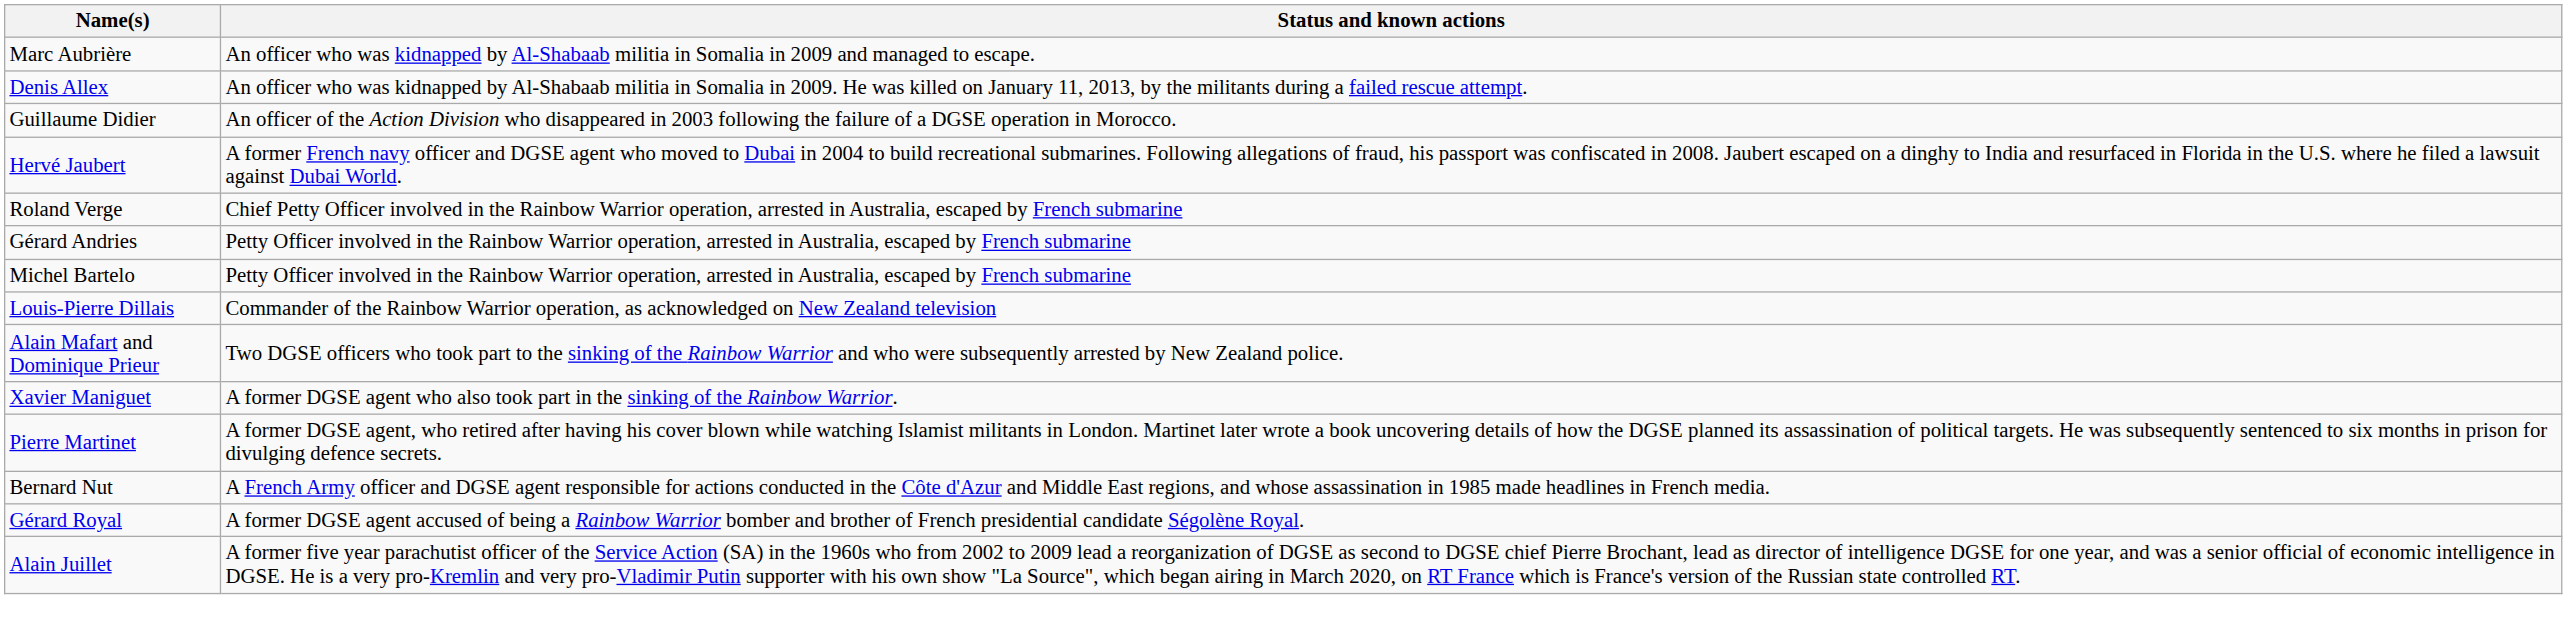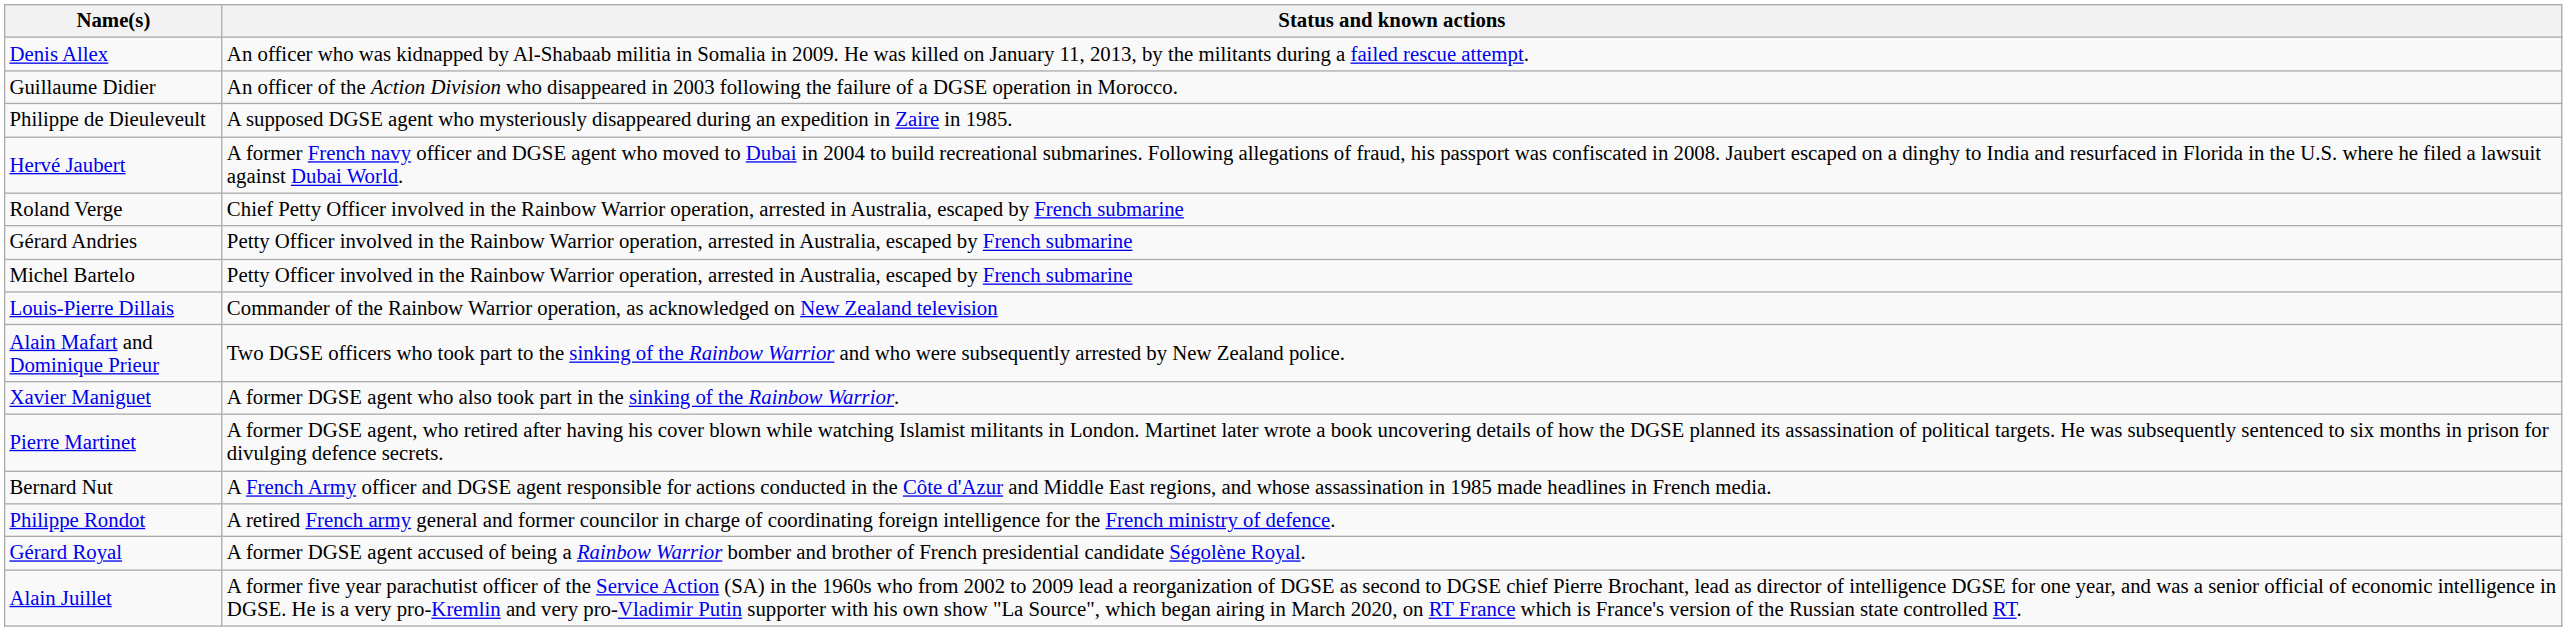- row: (70, 53)
+ row: (108, 119)
+ row: (77, 520)
